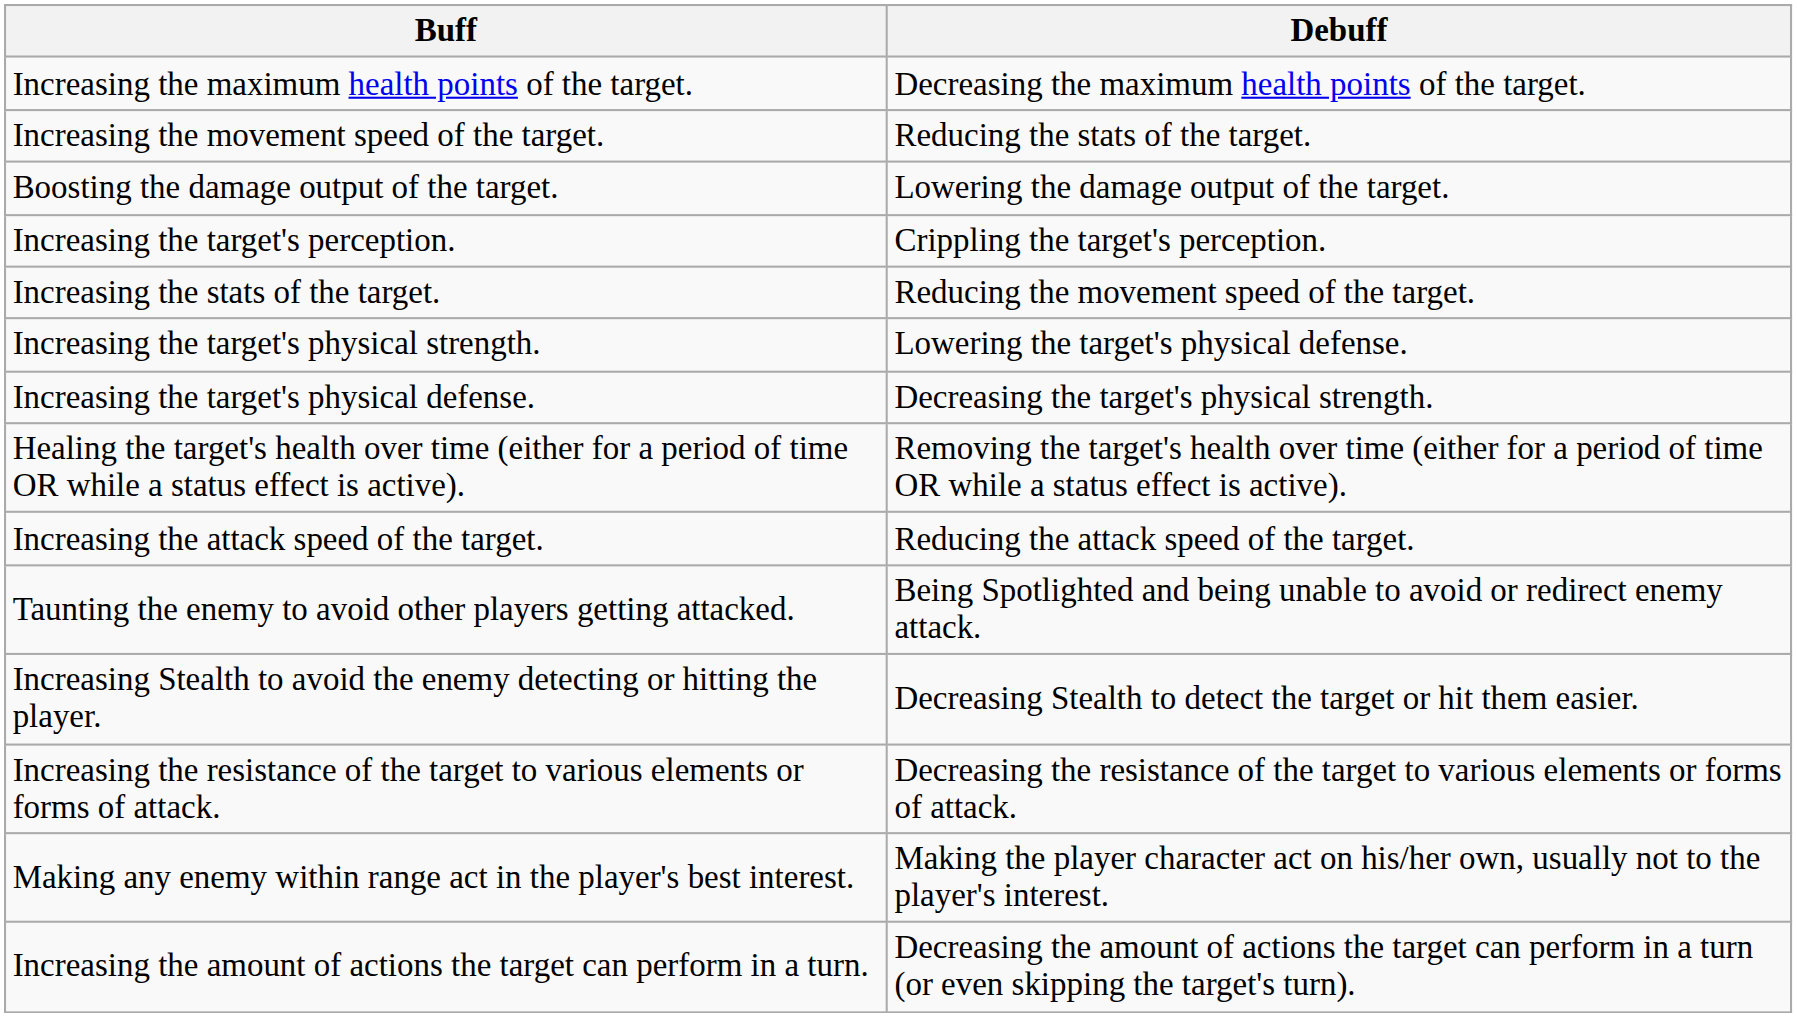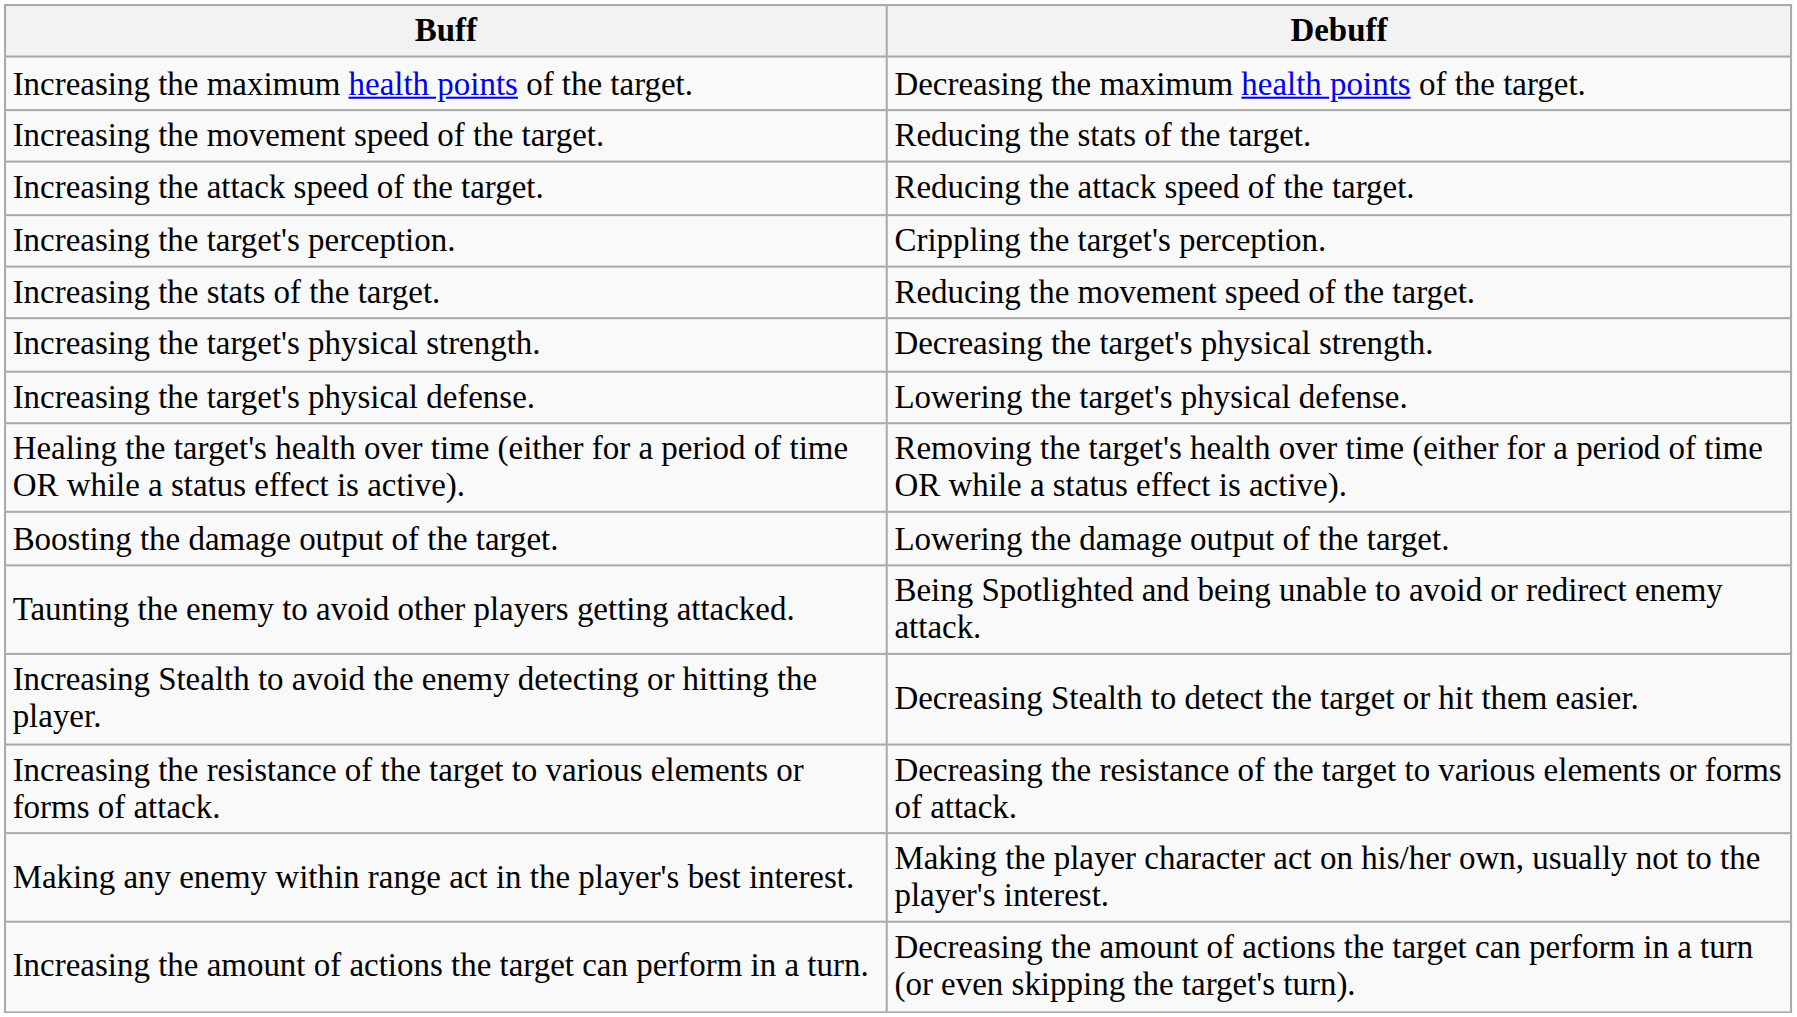rows swapped: (278, 538) <-> (286, 187)
(1151, 344) Lowering the target's physical defense. -> (1164, 344) Decreasing the target's physical strength.
(1164, 396) Decreasing the target's physical strength. -> (1151, 396) Lowering the target's physical defense.
